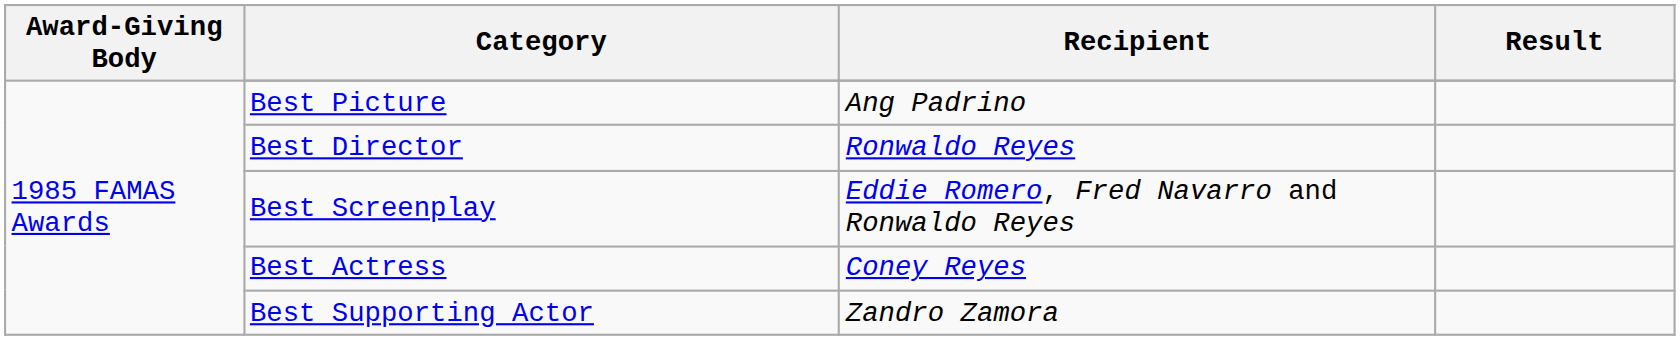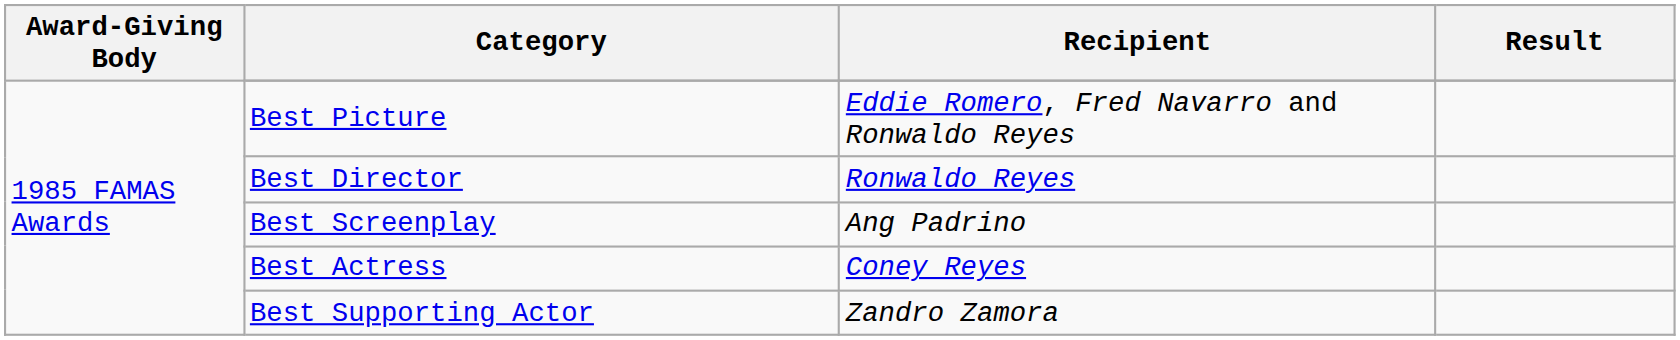(936, 103) Ang Padrino -> (1092, 119) Eddie Romero, Fred Navarro and Ronwaldo Reyes
(1092, 208) Eddie Romero, Fred Navarro and Ronwaldo Reyes -> (936, 224) Ang Padrino
